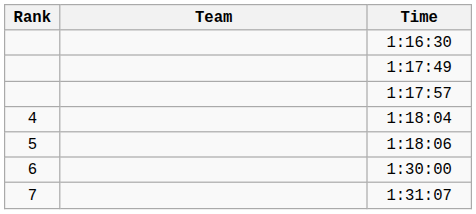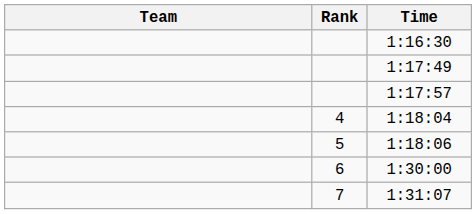columns swapped: (32, 17) <-> (214, 17)
